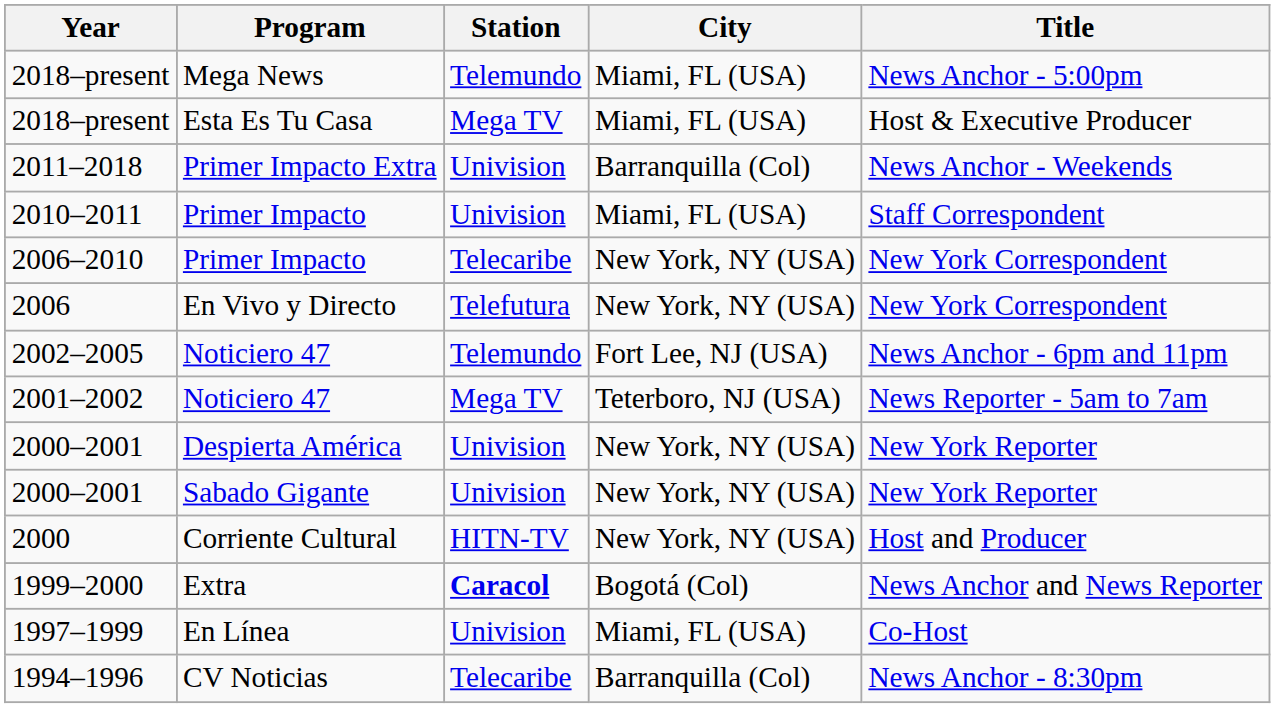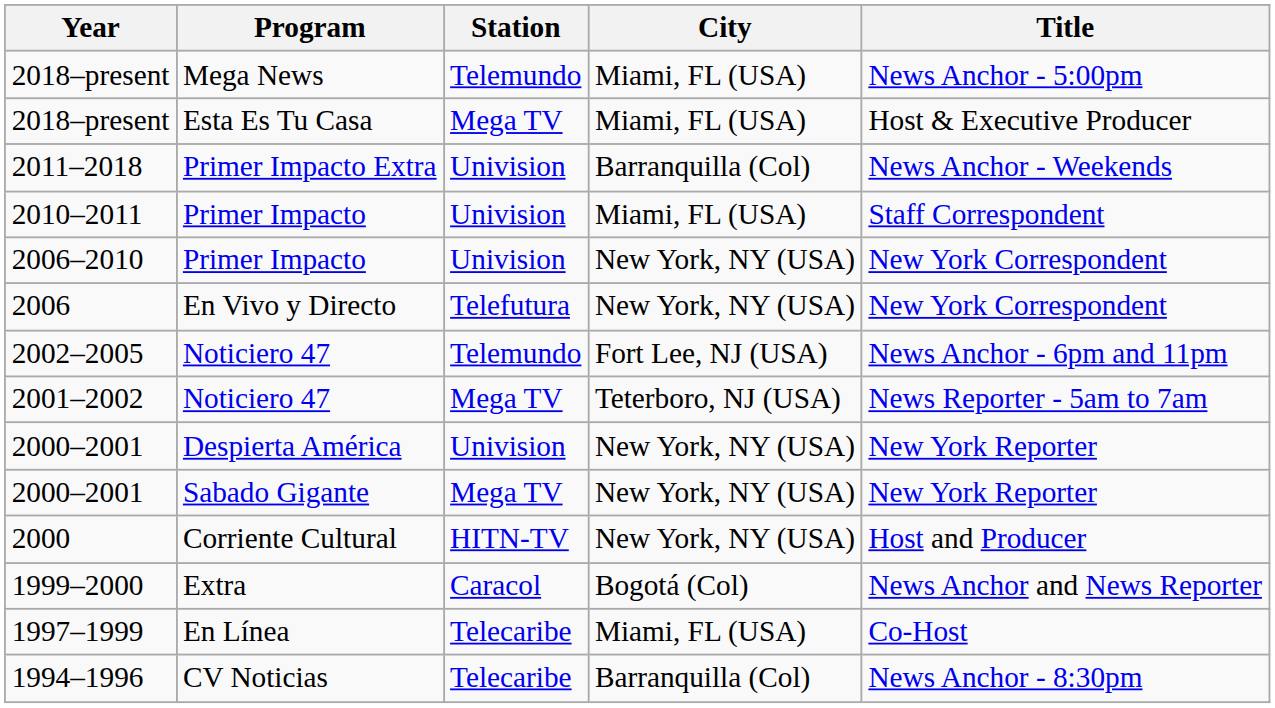(511, 259) Telecaribe -> (508, 259) Univision
(508, 492) Univision -> (506, 492) Mega TV
(500, 584) bold -> (496, 584) normal
(508, 631) Univision -> (511, 631) Telecaribe
